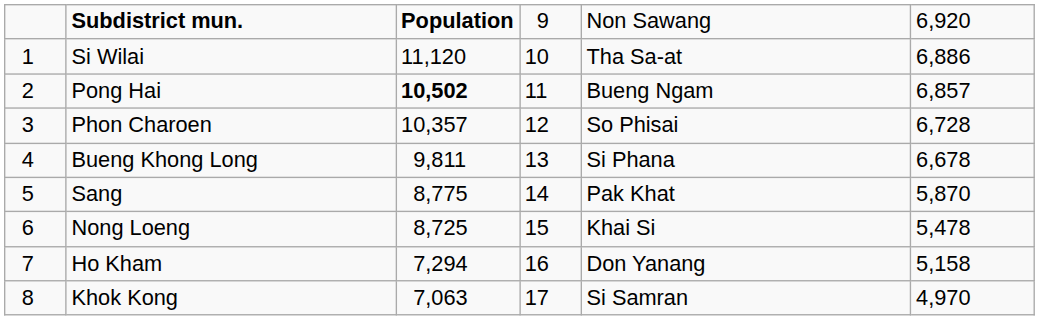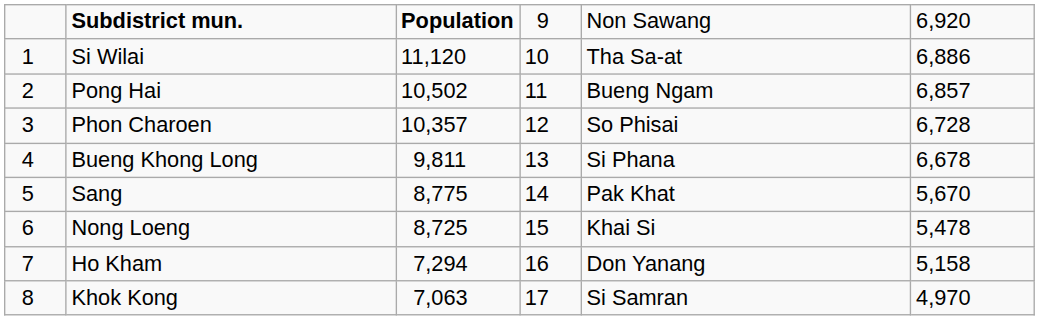(434, 90) bold -> (434, 90) normal
(943, 194) 5,870 -> (943, 194) 5,670
